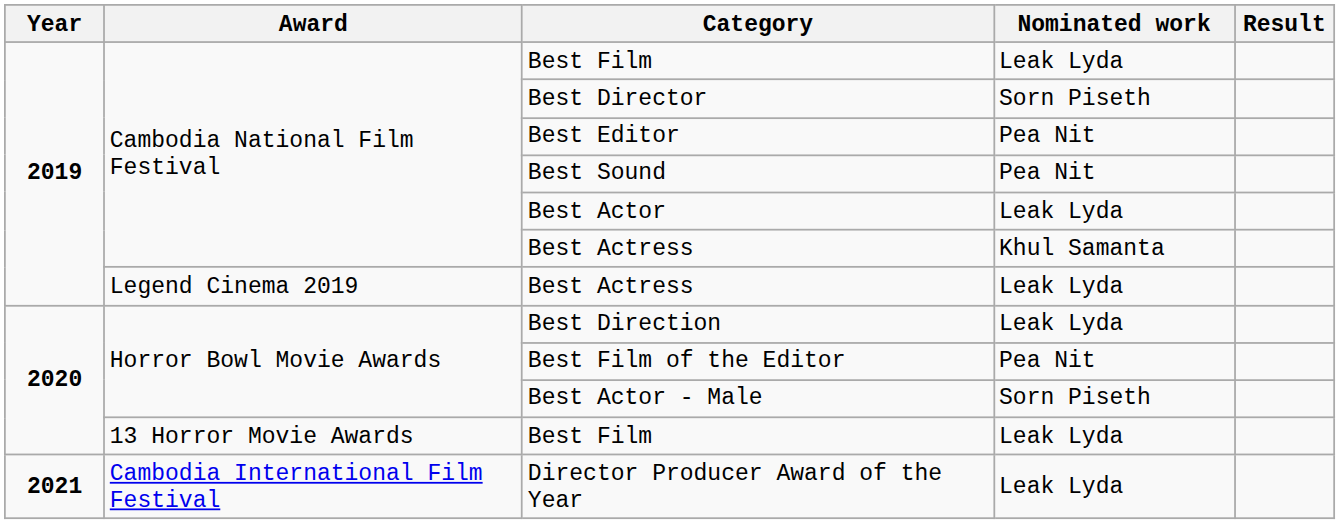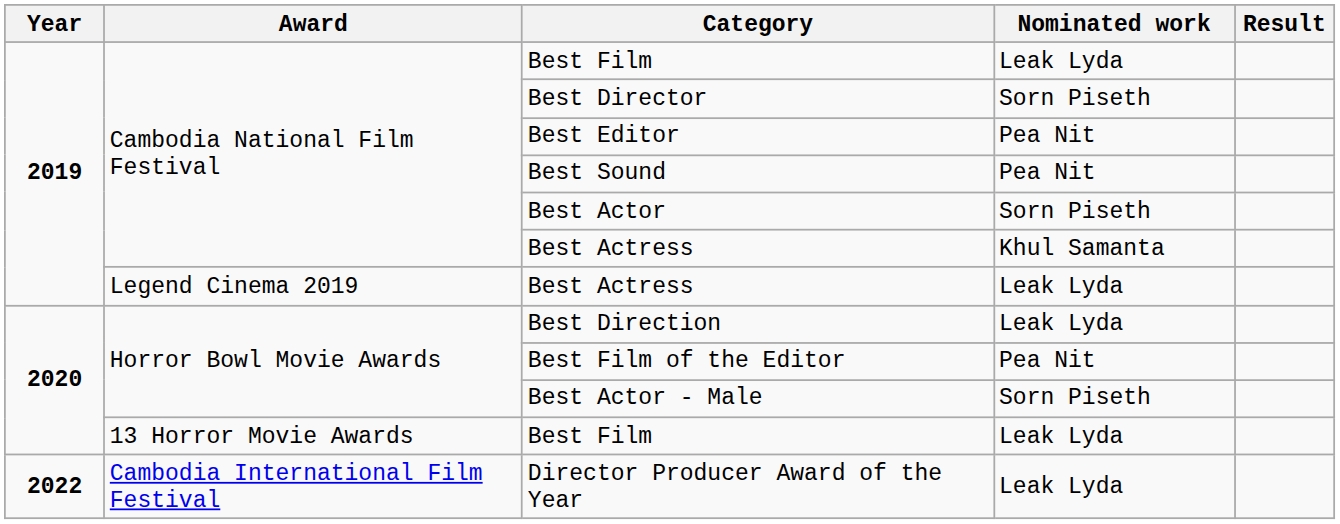(1061, 211) Leak Lyda -> (1075, 211) Sorn Piseth
(55, 487) 2021 -> (55, 487) 2022
